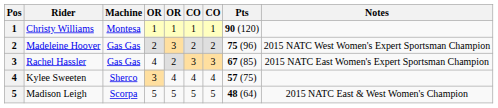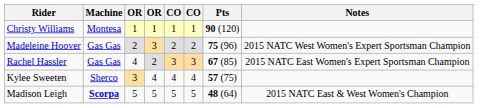- column: (14, 12)
(124, 94) normal -> (104, 94) bold
